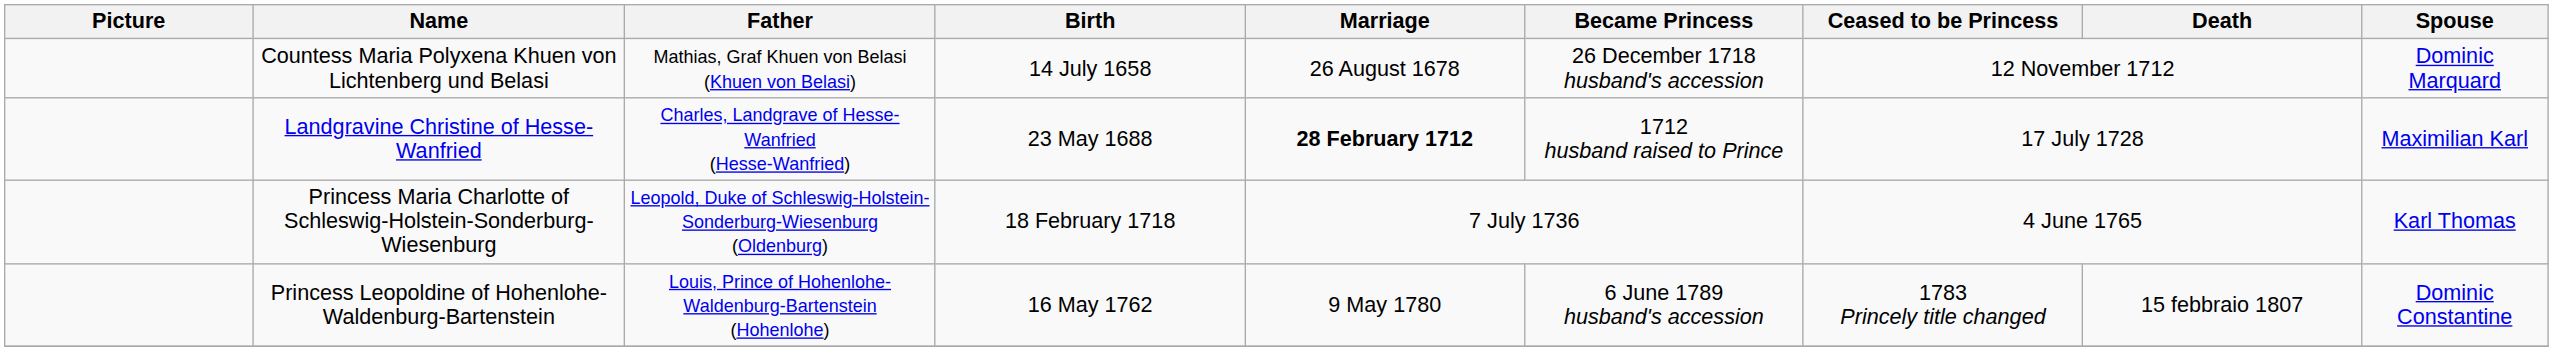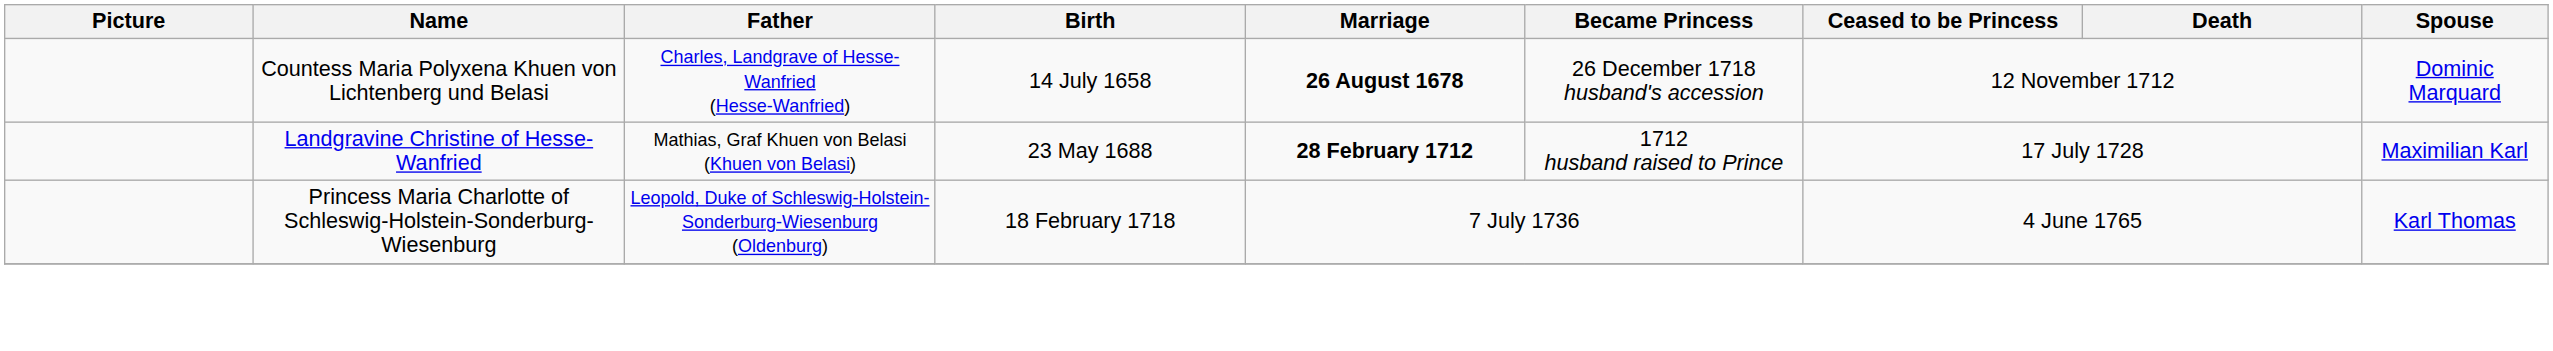(780, 69) Mathias, Graf Khuen von Belasi (Khuen von Belasi) -> (780, 81) Charles, Landgrave of Hesse-Wanfried (Hesse-Wanfried)
(1385, 68) normal -> (1385, 80) bold
(780, 140) Charles, Landgrave of Hesse-Wanfried (Hesse-Wanfried) -> (780, 152) Mathias, Graf Khuen von Belasi (Khuen von Belasi)
- row: (439, 304)
